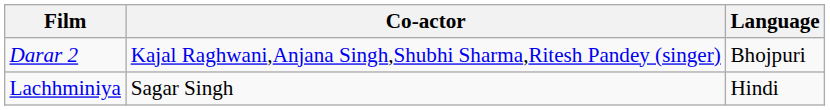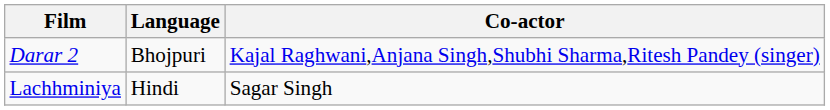columns swapped: (426, 21) <-> (775, 21)
